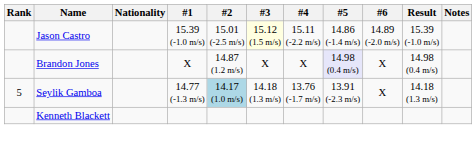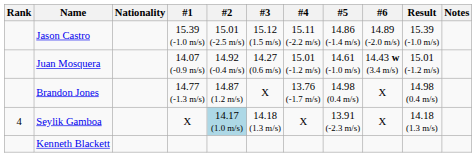(265, 35) lightyellow background -> (265, 35) no background
+ row: (68, 64)
(187, 64) X -> (187, 92) 14.77 (-1.3 m/s)
(303, 64) X -> (303, 92) 13.76 (-1.7 m/s)
(343, 64) lavender background -> (343, 92) no background
(19, 92) 5 -> (19, 121) 4
(187, 92) 14.77 (-1.3 m/s) -> (187, 121) X
(303, 92) 13.76 (-1.7 m/s) -> (303, 121) X
